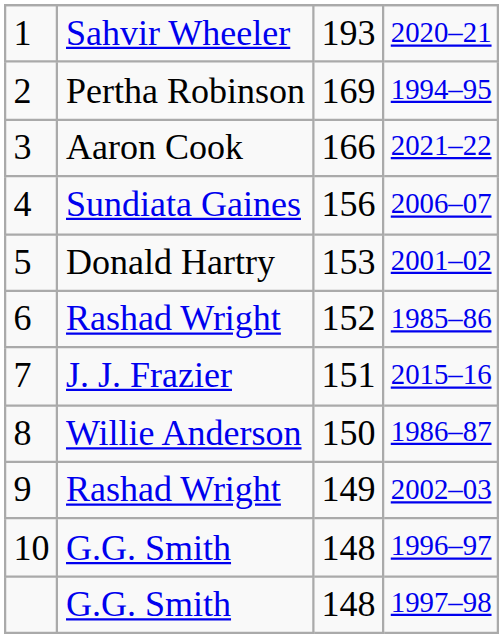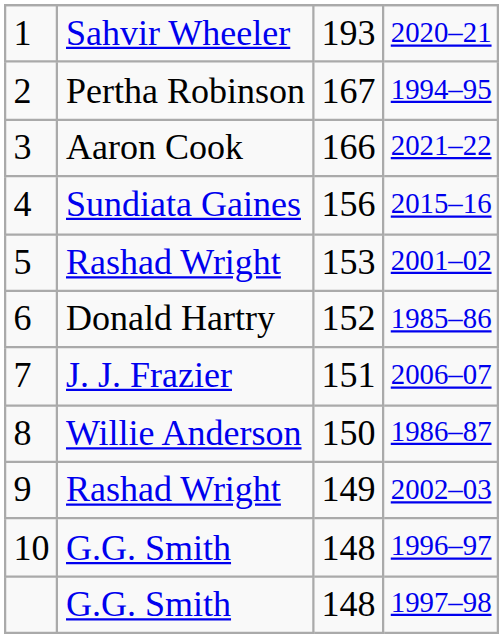(349, 90) 169 -> (349, 90) 167
(441, 204) 2006–07 -> (441, 204) 2015–16
(170, 261) Donald Hartry -> (173, 261) Rashad Wright
(173, 318) Rashad Wright -> (170, 318) Donald Hartry
(441, 375) 2015–16 -> (441, 375) 2006–07
